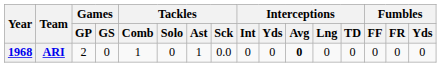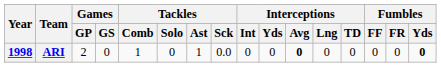(20, 52) 1968 -> (20, 52) 1998
(422, 52) normal -> (422, 52) bold
